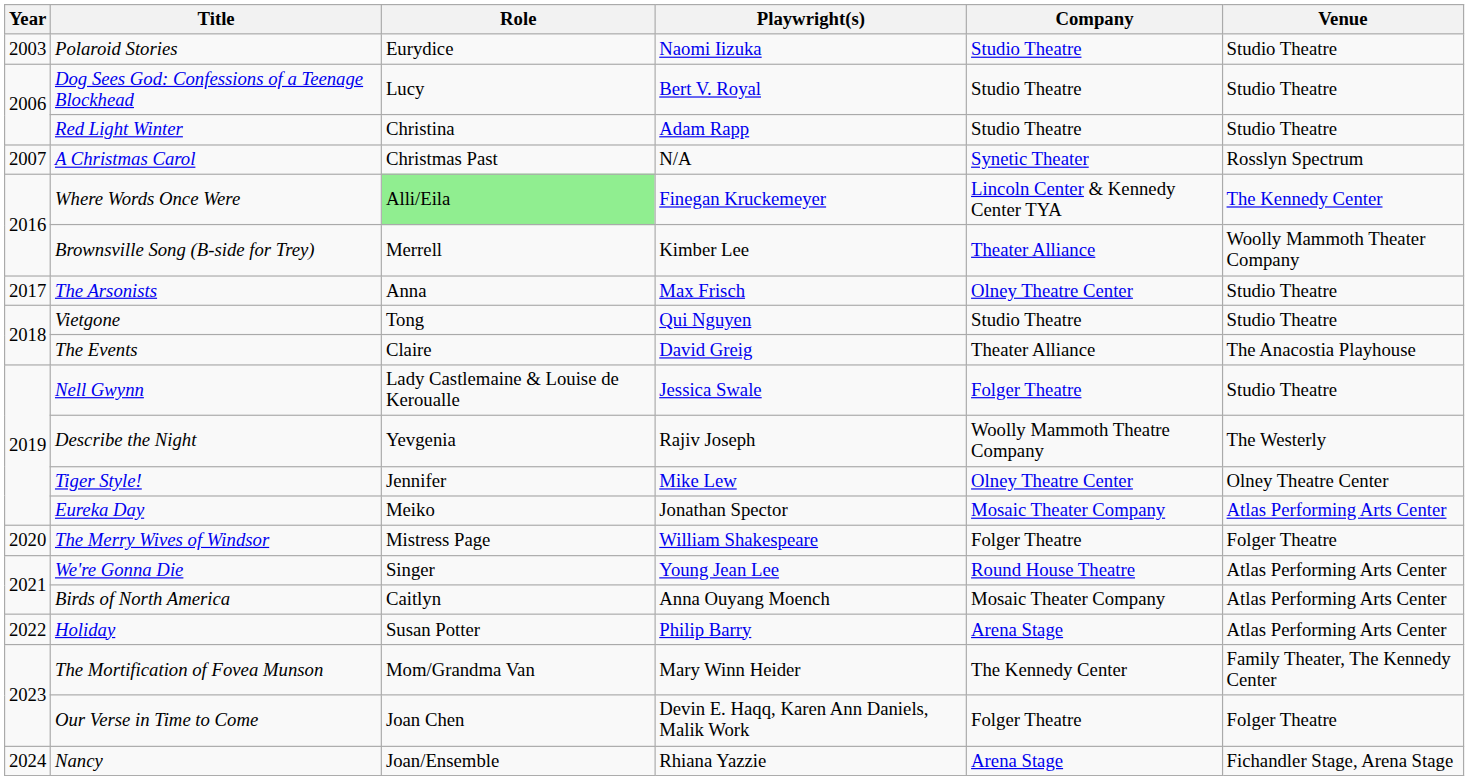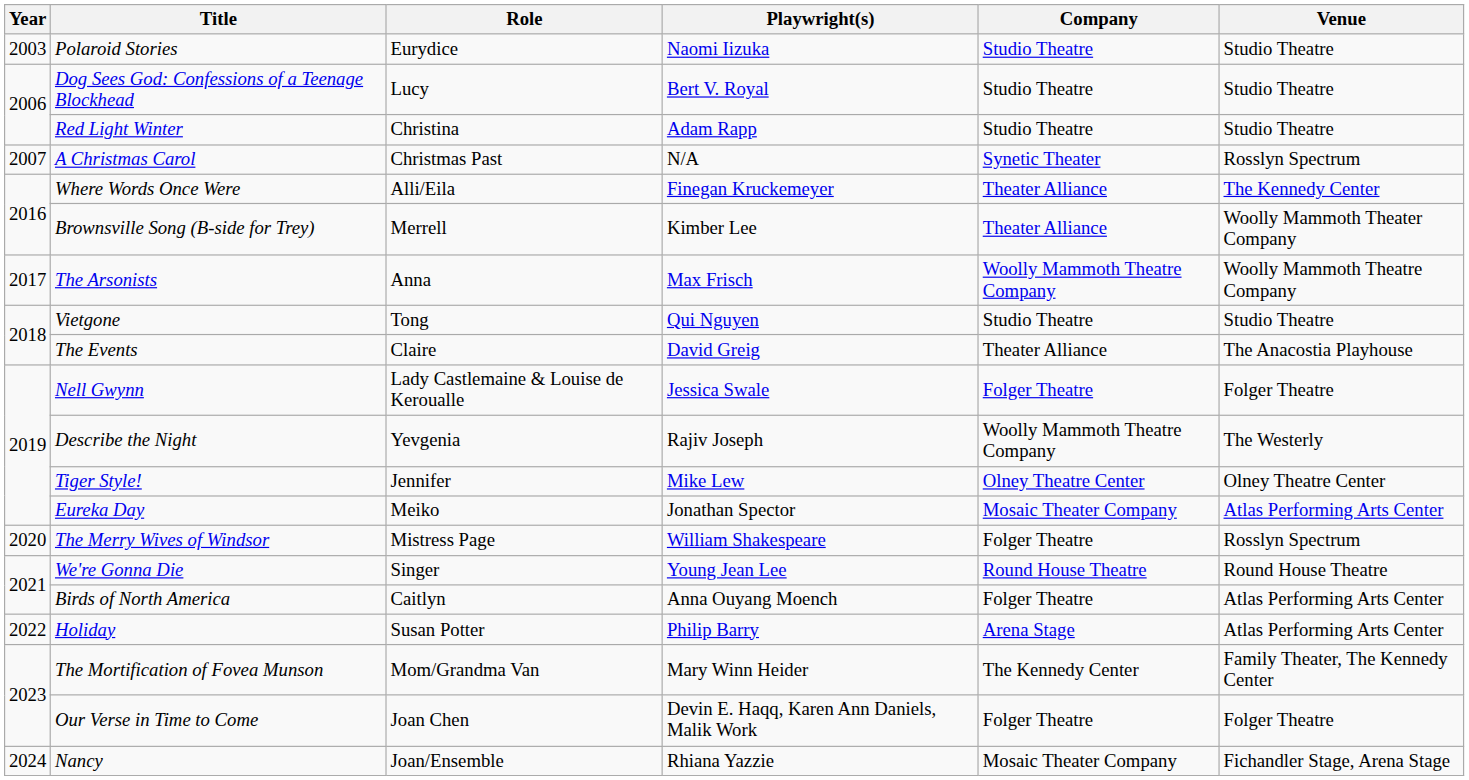(418, 199) lightgreen background -> (423, 188) no background
(1073, 199) Lincoln Center & Kennedy Center TYA -> (1045, 188) Theater Alliance
(1052, 290) Olney Theatre Center -> (1082, 279) Woolly Mammoth Theatre Company
(1282, 290) Studio Theatre -> (1323, 279) Woolly Mammoth Theatre Company
(1282, 389) Studio Theatre -> (1279, 389) Folger Theatre
(1282, 540) Folger Theatre -> (1292, 540) Rosslyn Spectrum
(1337, 569) Atlas Performing Arts Center -> (1305, 569) Round House Theatre
(1068, 599) Mosaic Theater Company -> (1038, 599) Folger Theatre
(1017, 760) Arena Stage -> (1080, 760) Mosaic Theater Company
